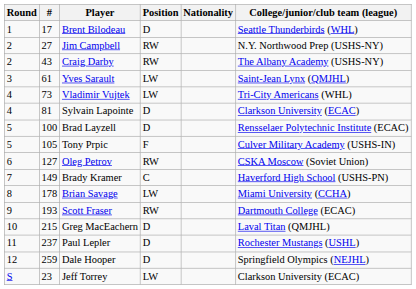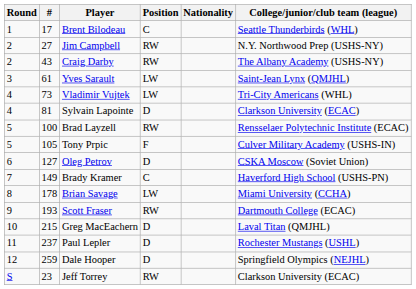(146, 29) D -> (146, 29) C
(146, 128) D -> (151, 128) RW
(151, 161) RW -> (146, 161) D
(150, 276) LW -> (151, 276) RW
